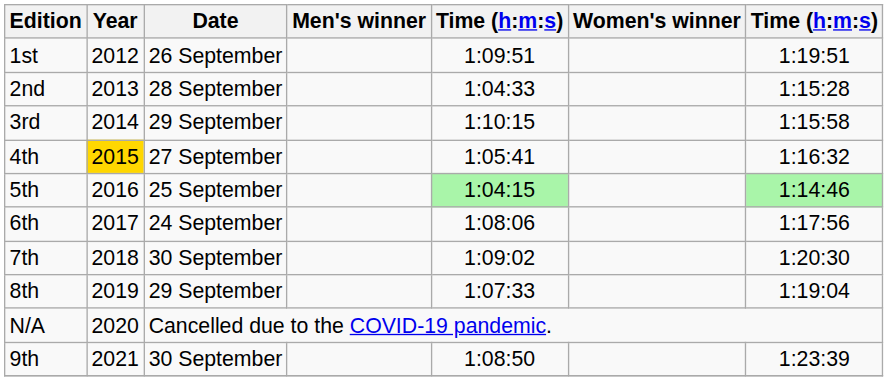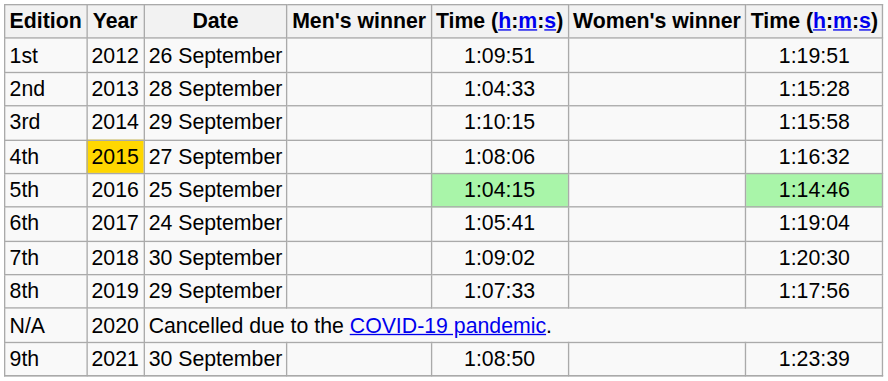(500, 156) 1:05:41 -> (500, 156) 1:08:06
(500, 223) 1:08:06 -> (500, 223) 1:05:41
(814, 223) 1:17:56 -> (814, 223) 1:19:04
(814, 291) 1:19:04 -> (814, 291) 1:17:56
